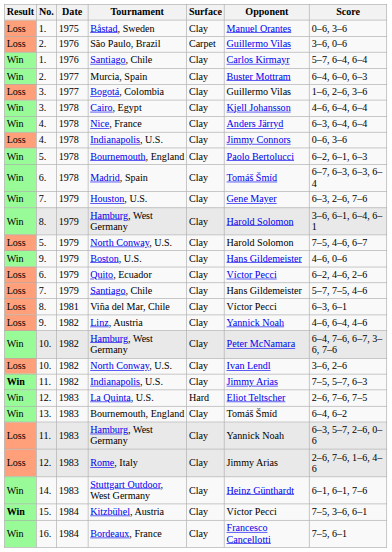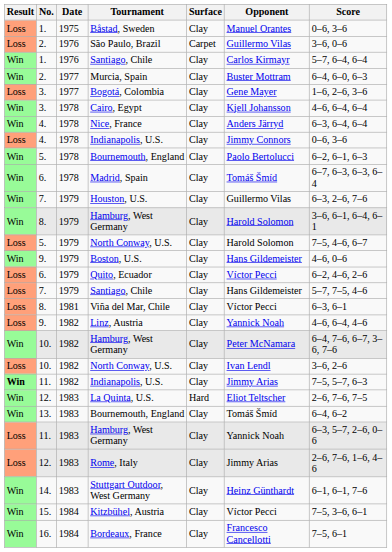(259, 92) Guillermo Vilas -> (252, 92) Gene Mayer
(252, 199) Gene Mayer -> (259, 199) Guillermo Vilas
(16, 512) bold -> (15, 512) normal
